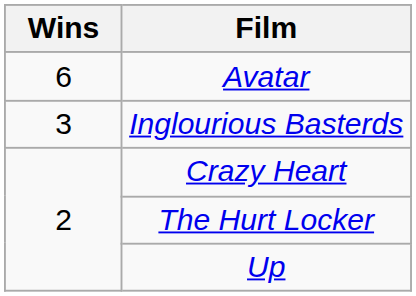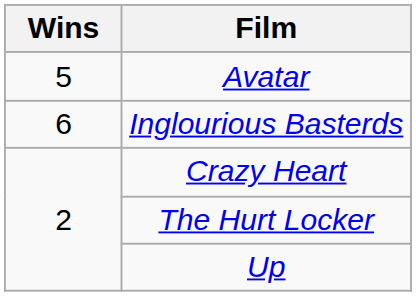(64, 76) 6 -> (64, 76) 5
(64, 123) 3 -> (64, 123) 6
